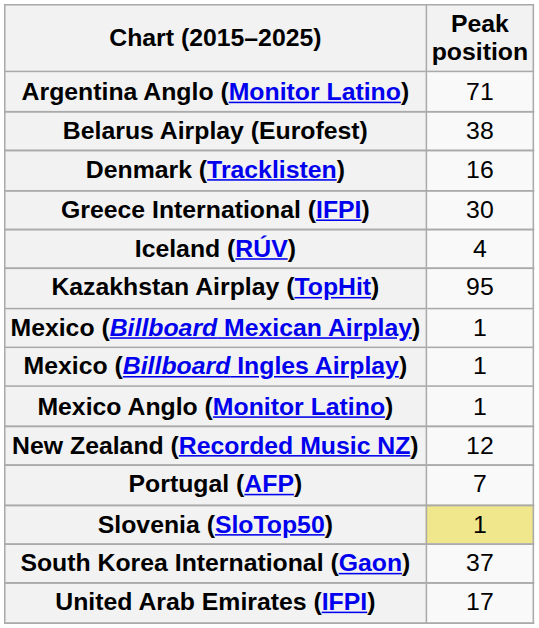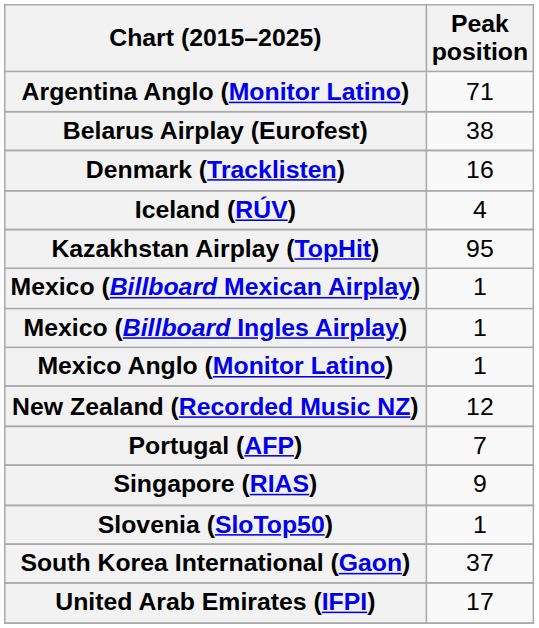- row: (215, 209)
+ row: (215, 484)
(480, 524) khaki background -> (480, 524) no background
